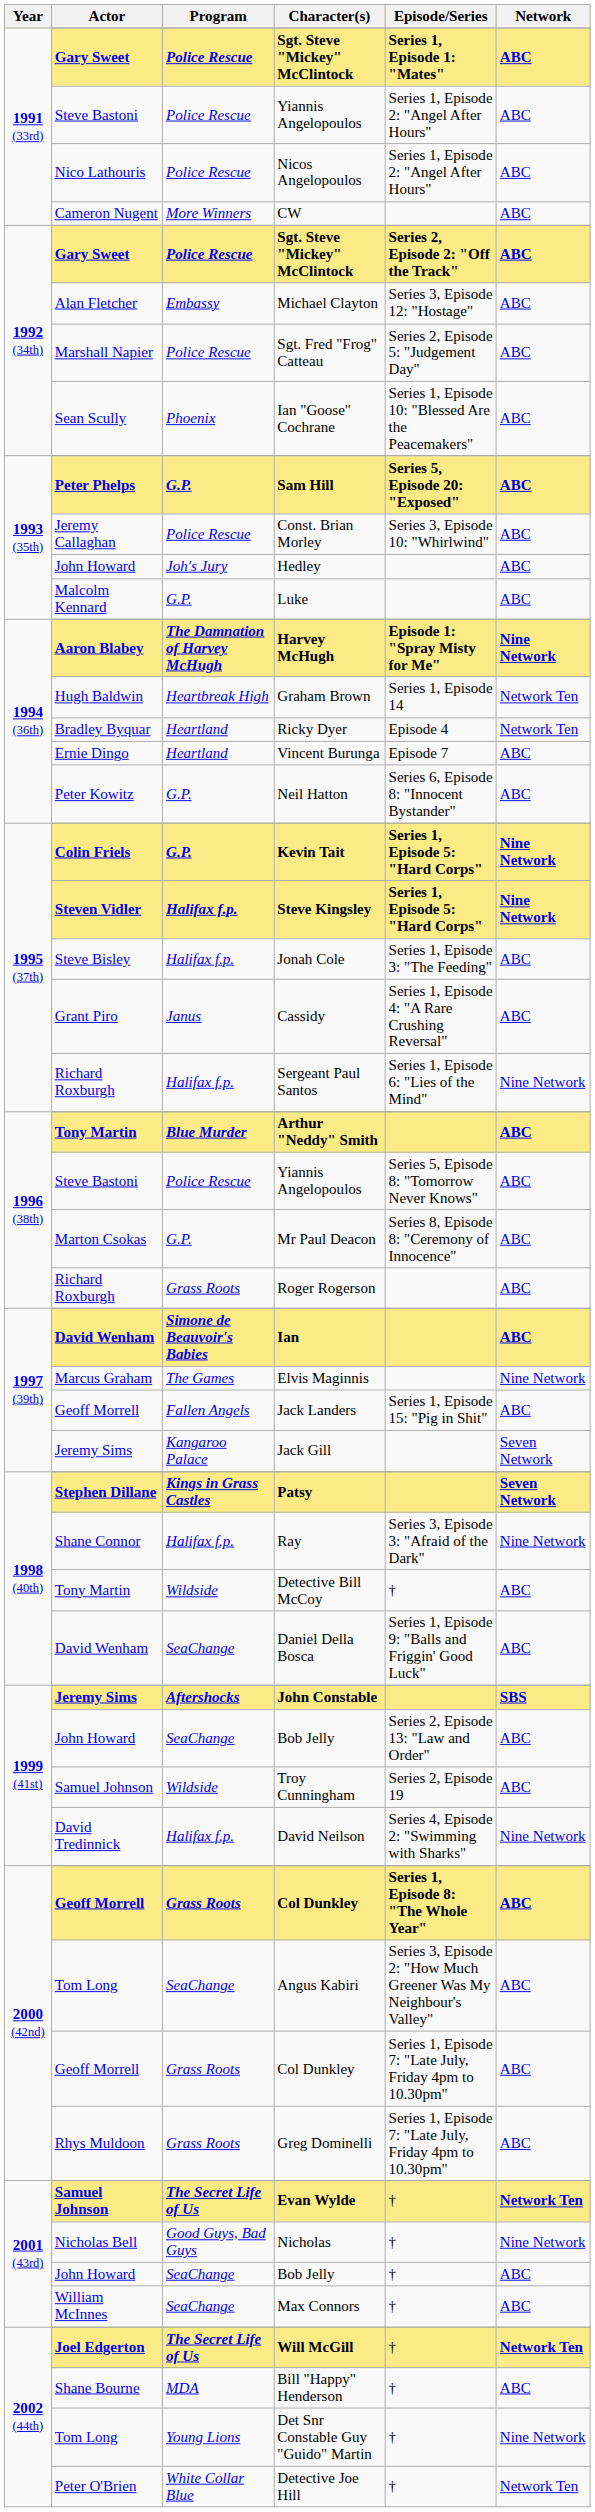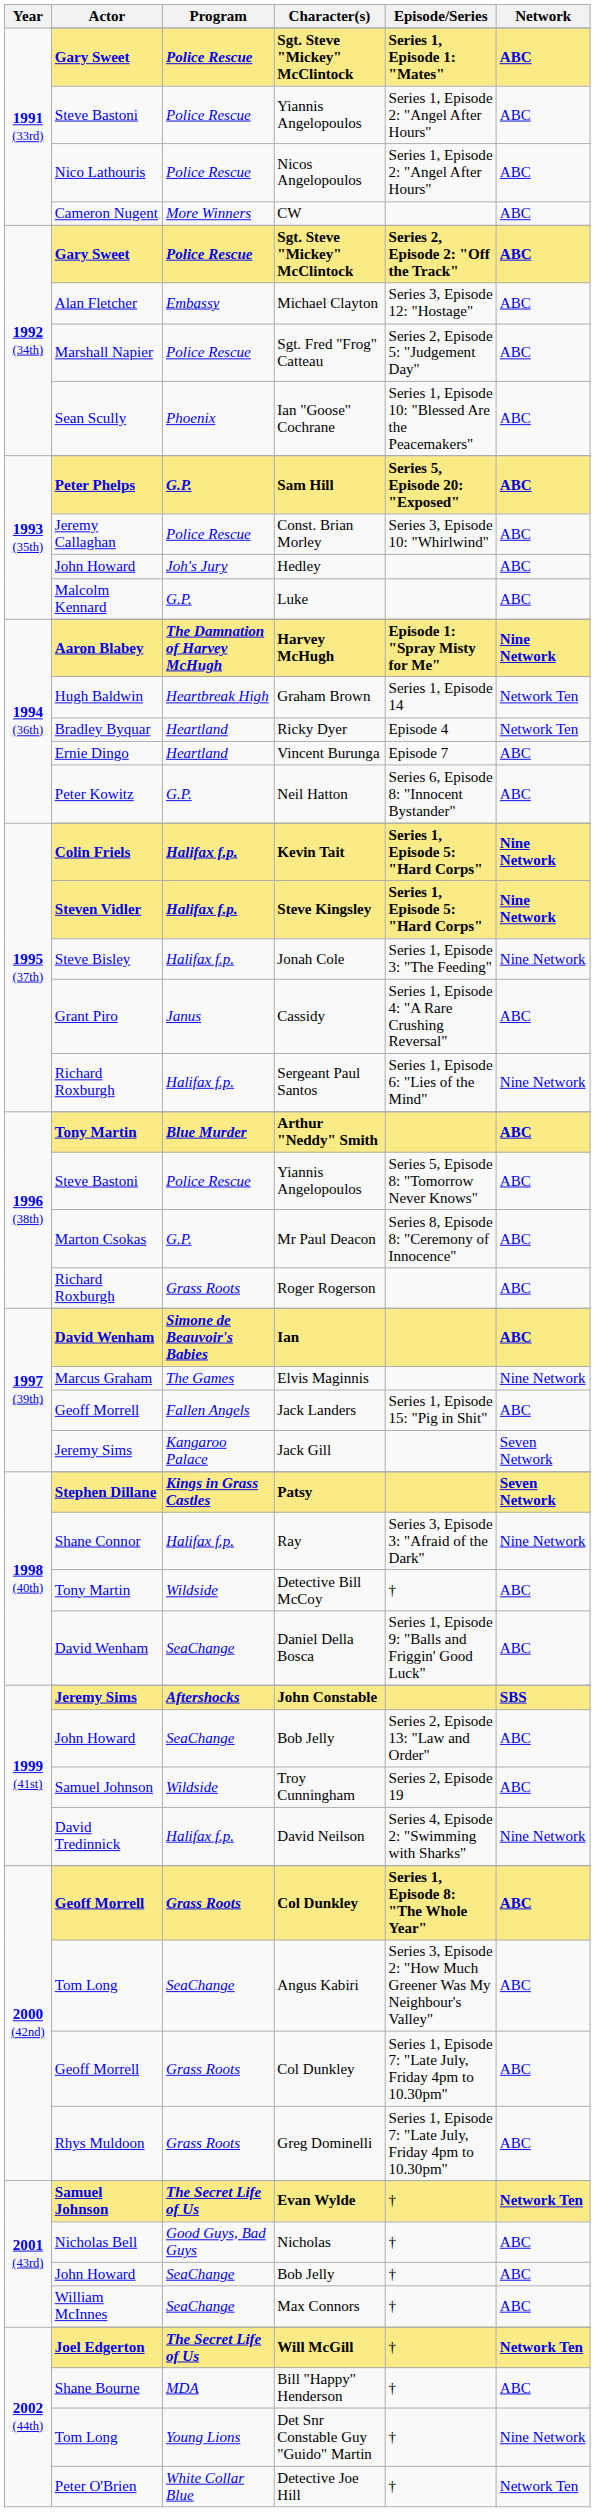(179, 851) G.P. -> (202, 851) Halifax f.p.
(515, 958) ABC -> (543, 958) Nine Network
(543, 2241) Nine Network -> (515, 2241) ABC
